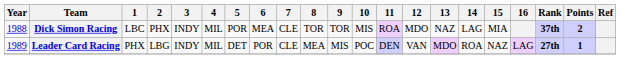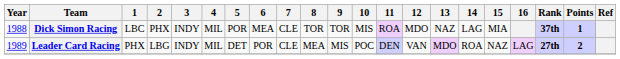(580, 28) 2 -> (580, 28) 1
(580, 45) 1 -> (580, 45) 2
